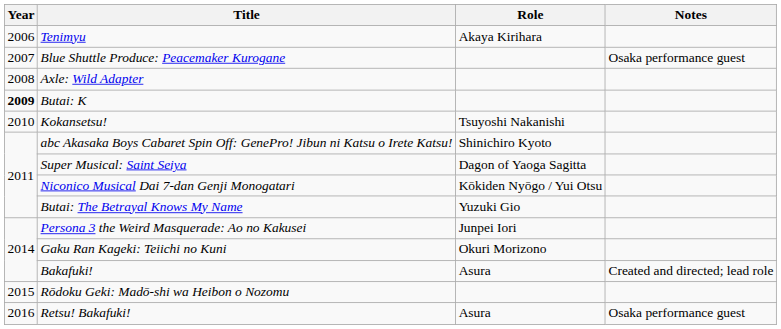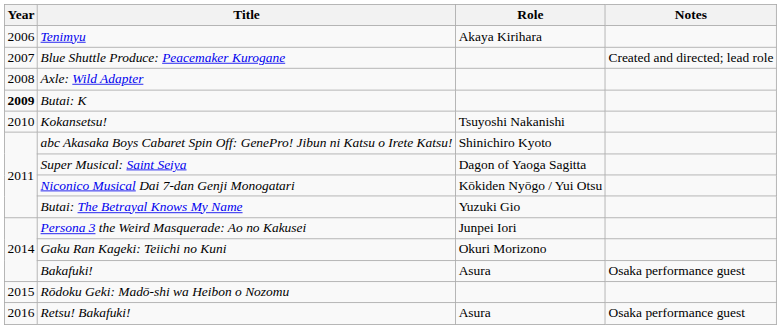(677, 57) Osaka performance guest -> (691, 57) Created and directed; lead role
(691, 270) Created and directed; lead role -> (677, 270) Osaka performance guest
